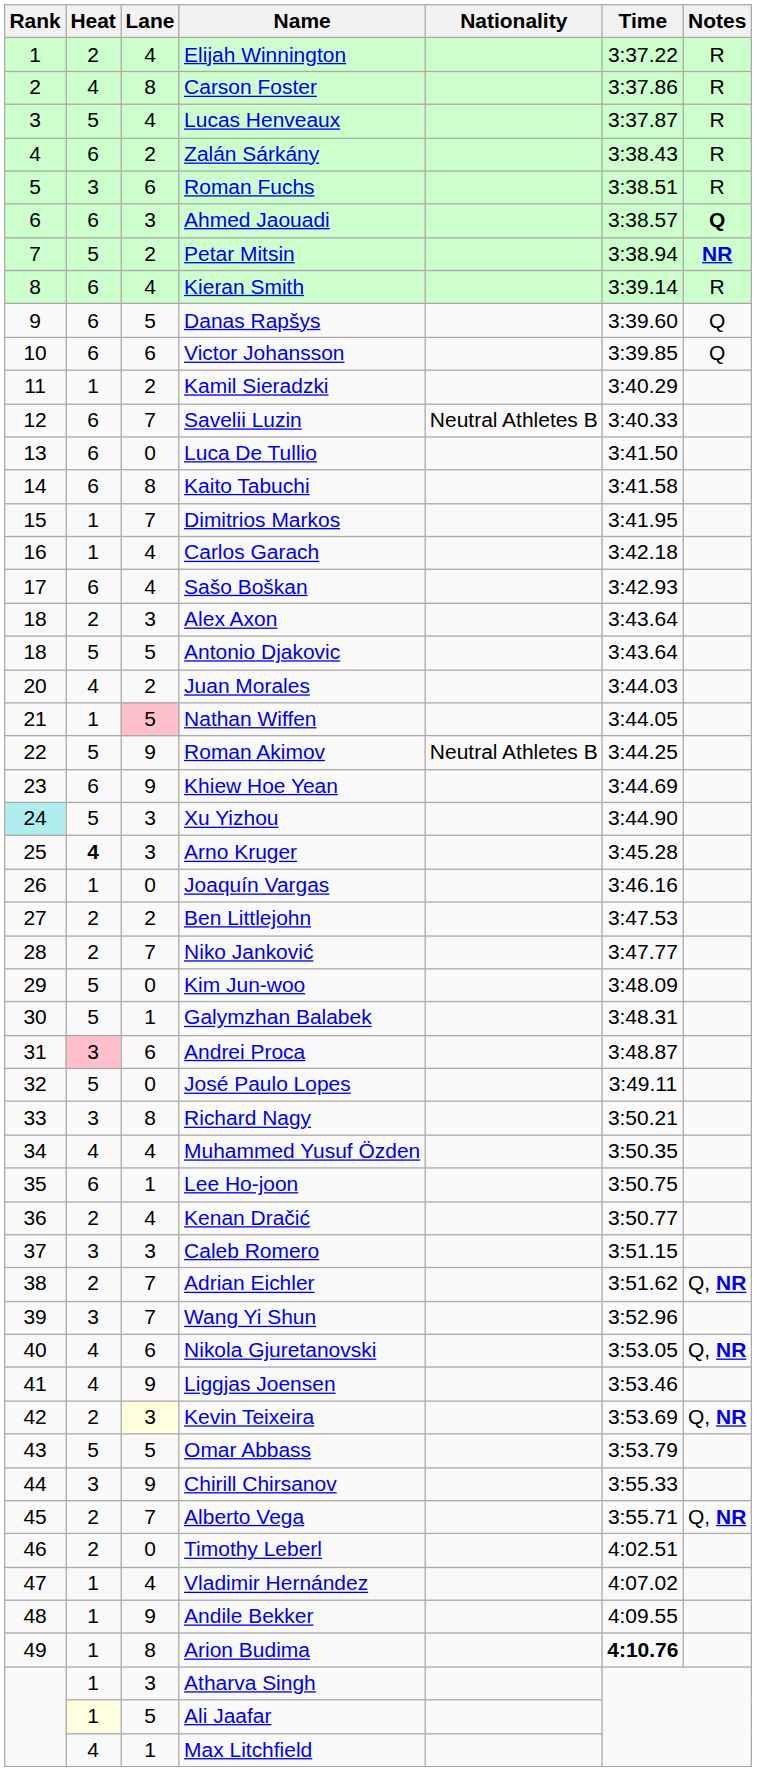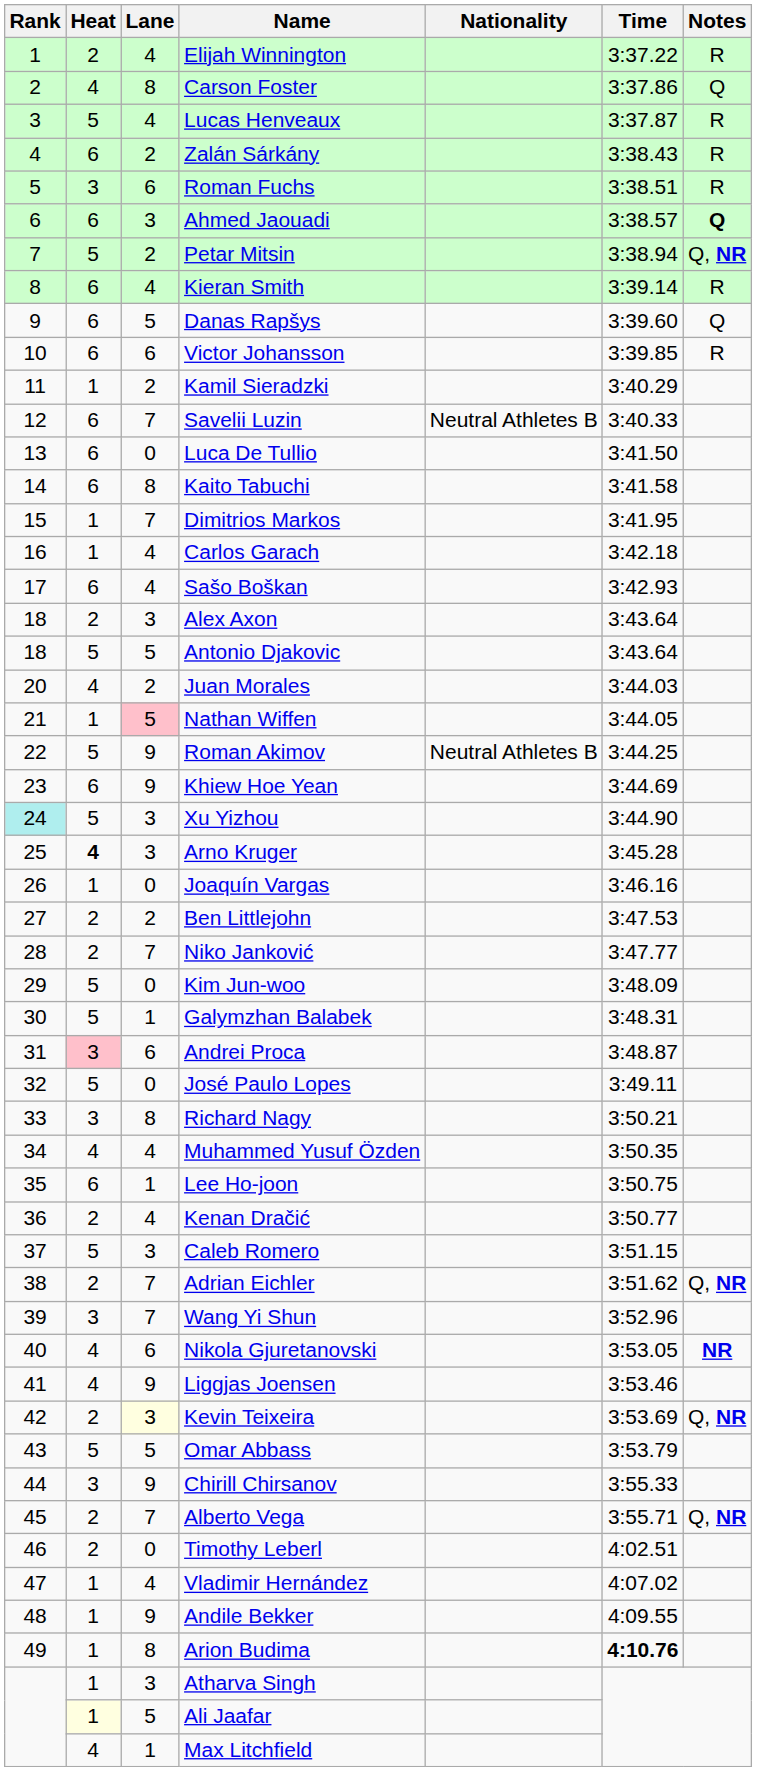(717, 87) R -> (717, 87) Q
(717, 253) NR -> (717, 253) Q, NR
(717, 353) Q -> (717, 353) R
(93, 1251) 3 -> (93, 1251) 5
(717, 1350) Q, NR -> (717, 1350) NR
